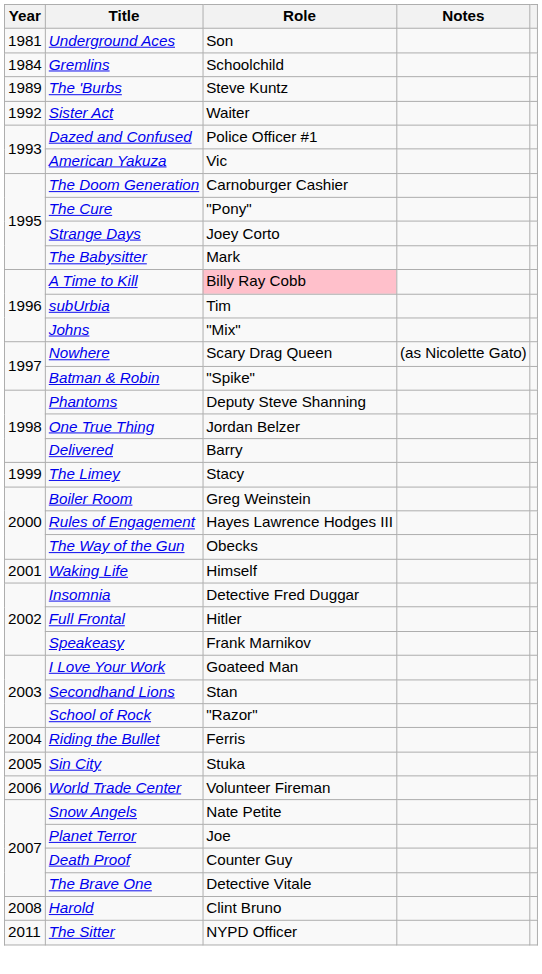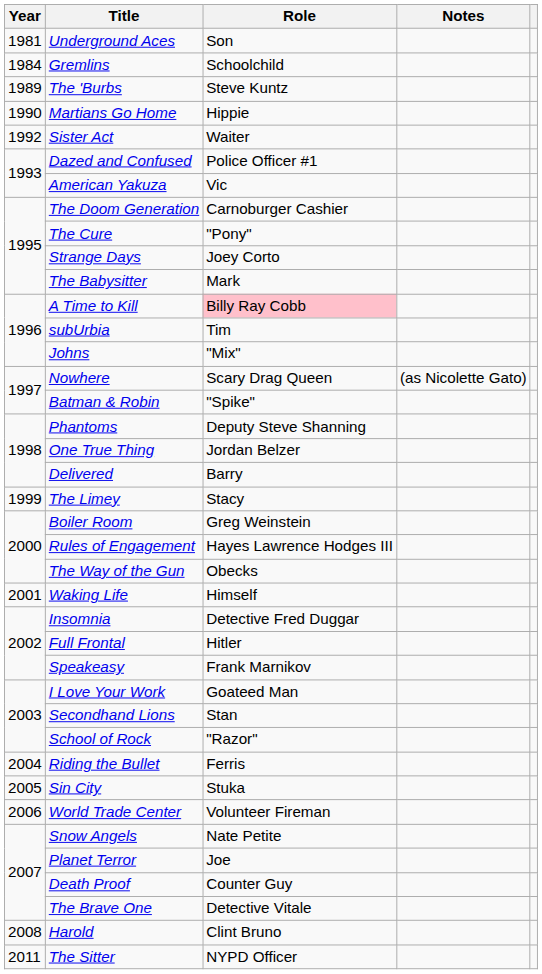+ row: (113, 112)
